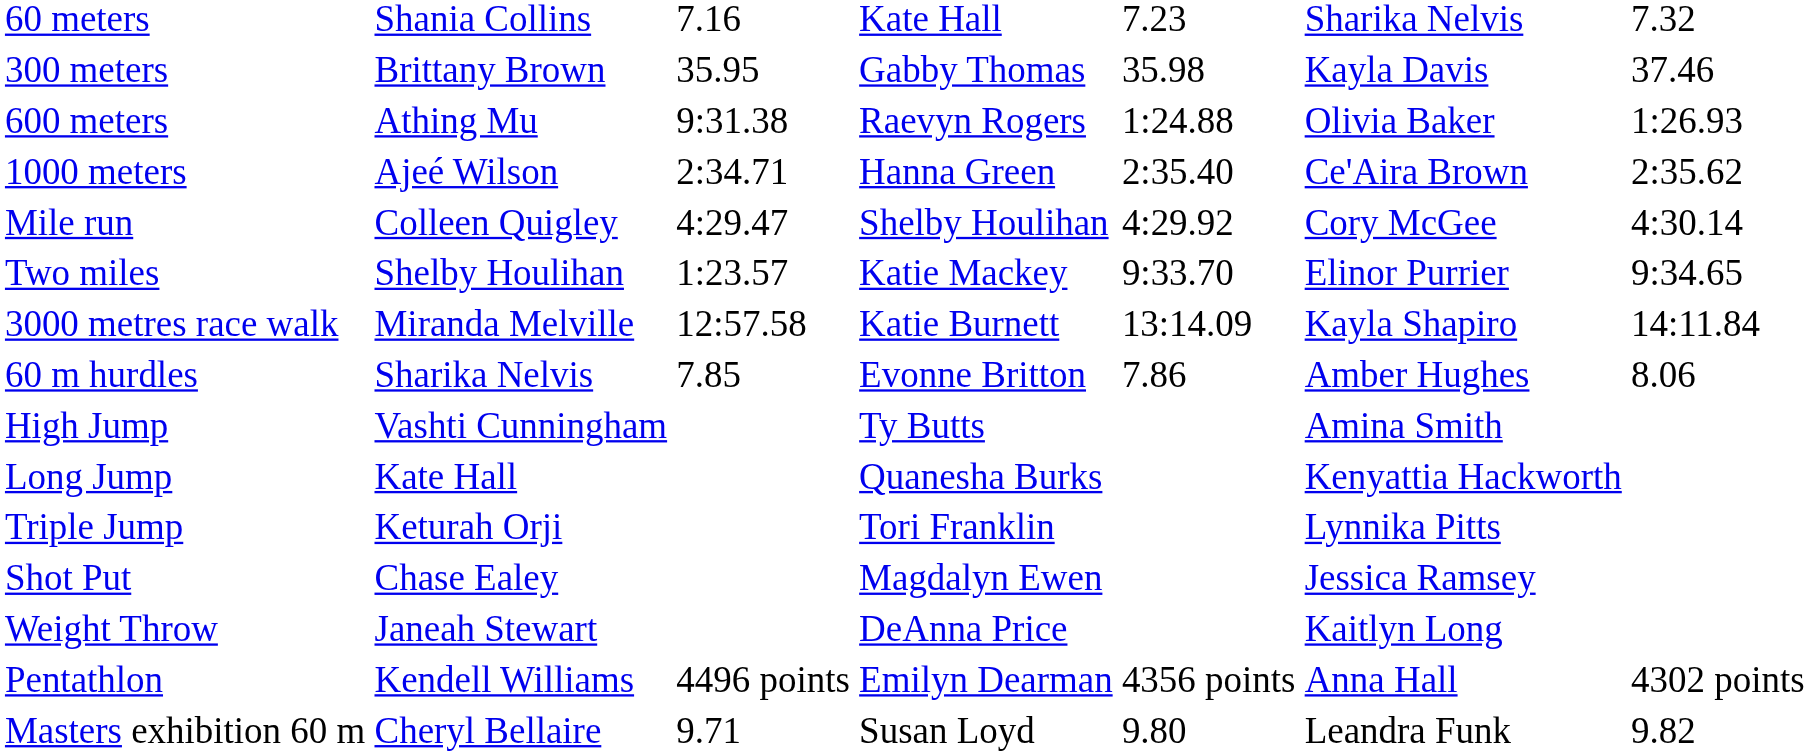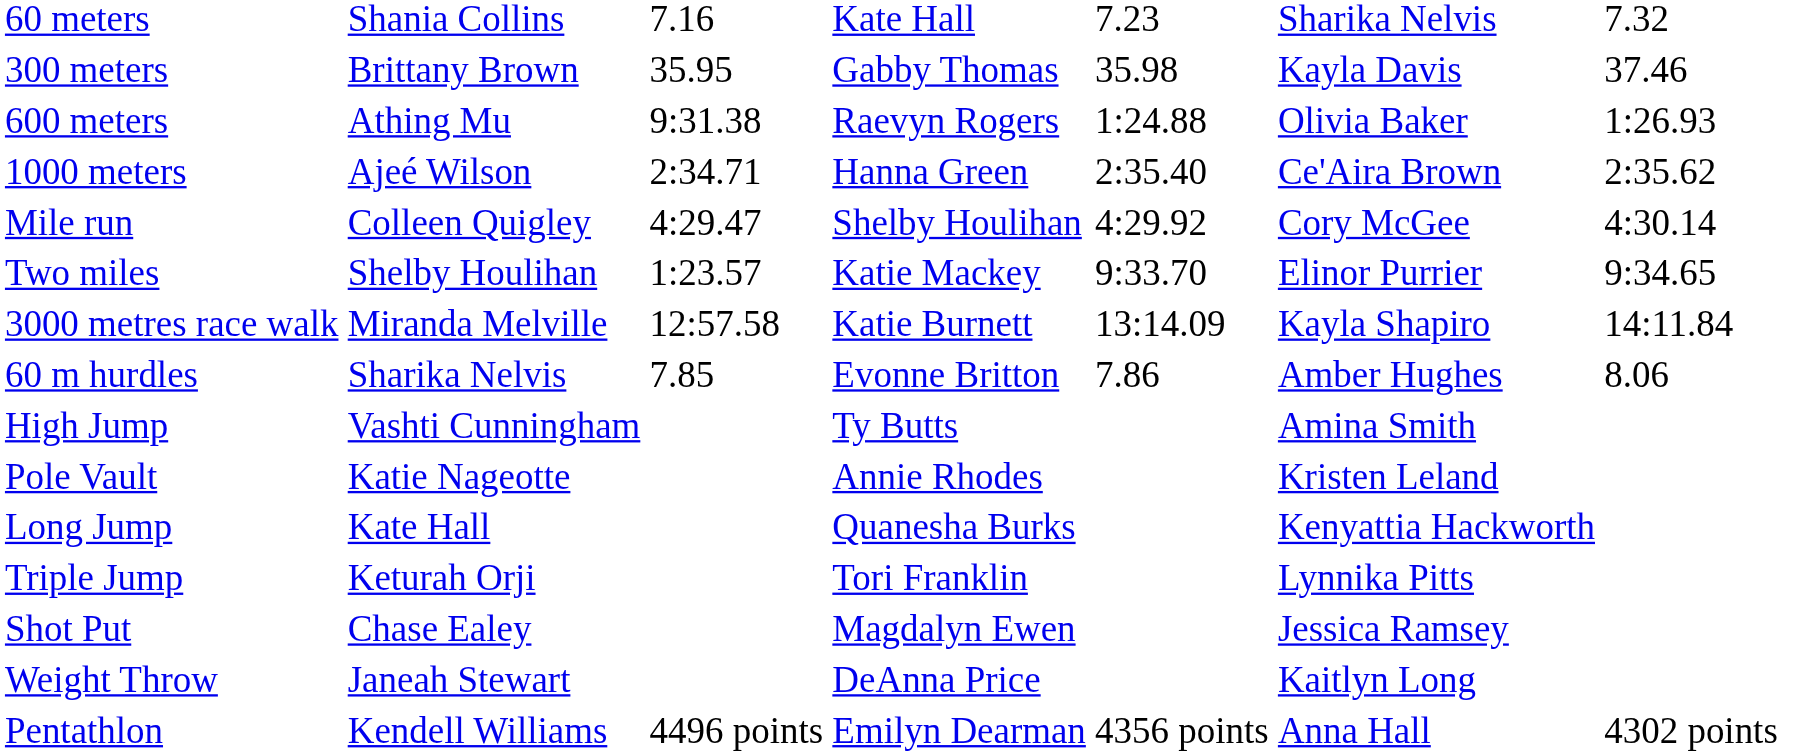+ row: (81, 476)
- row: (185, 730)
